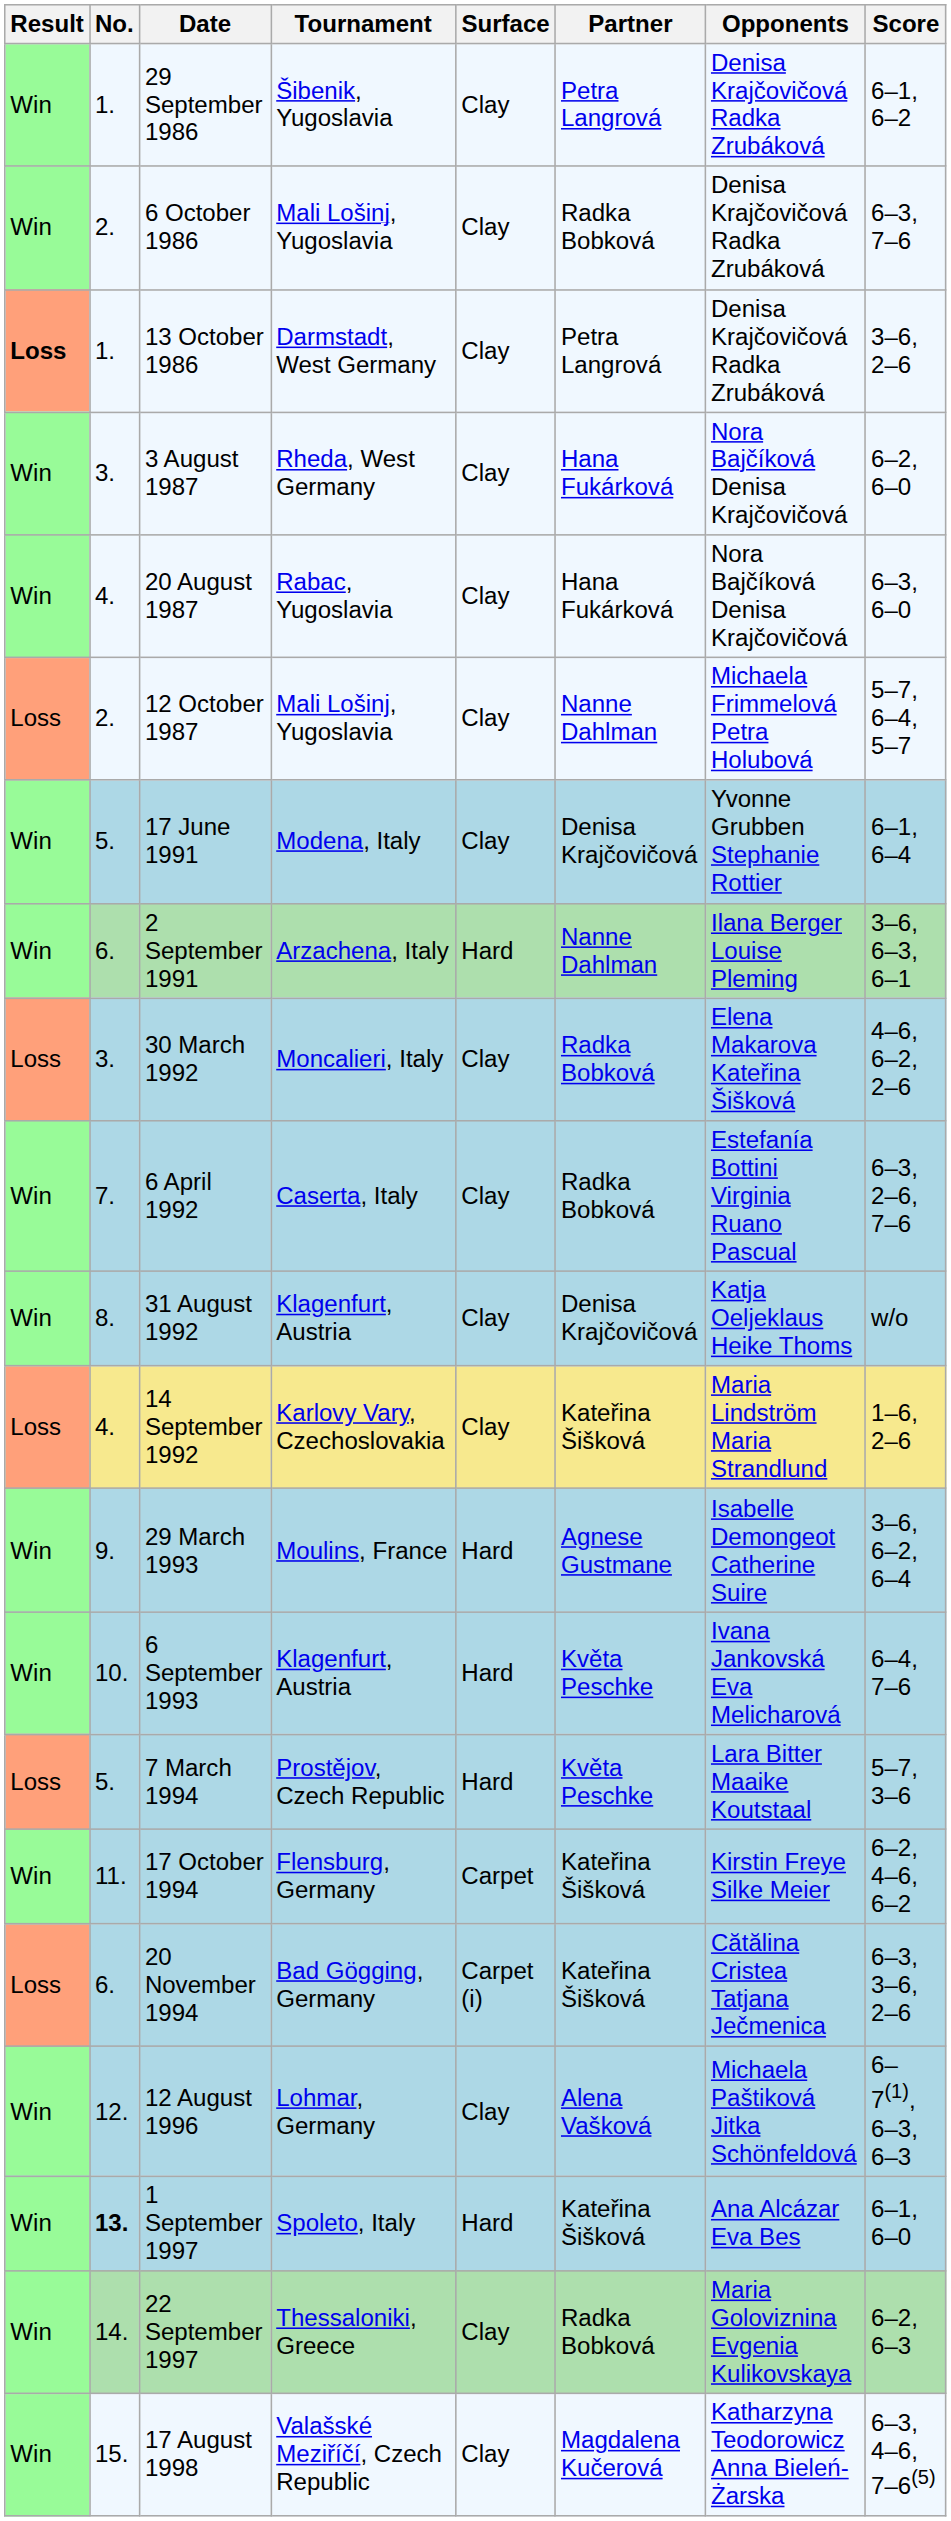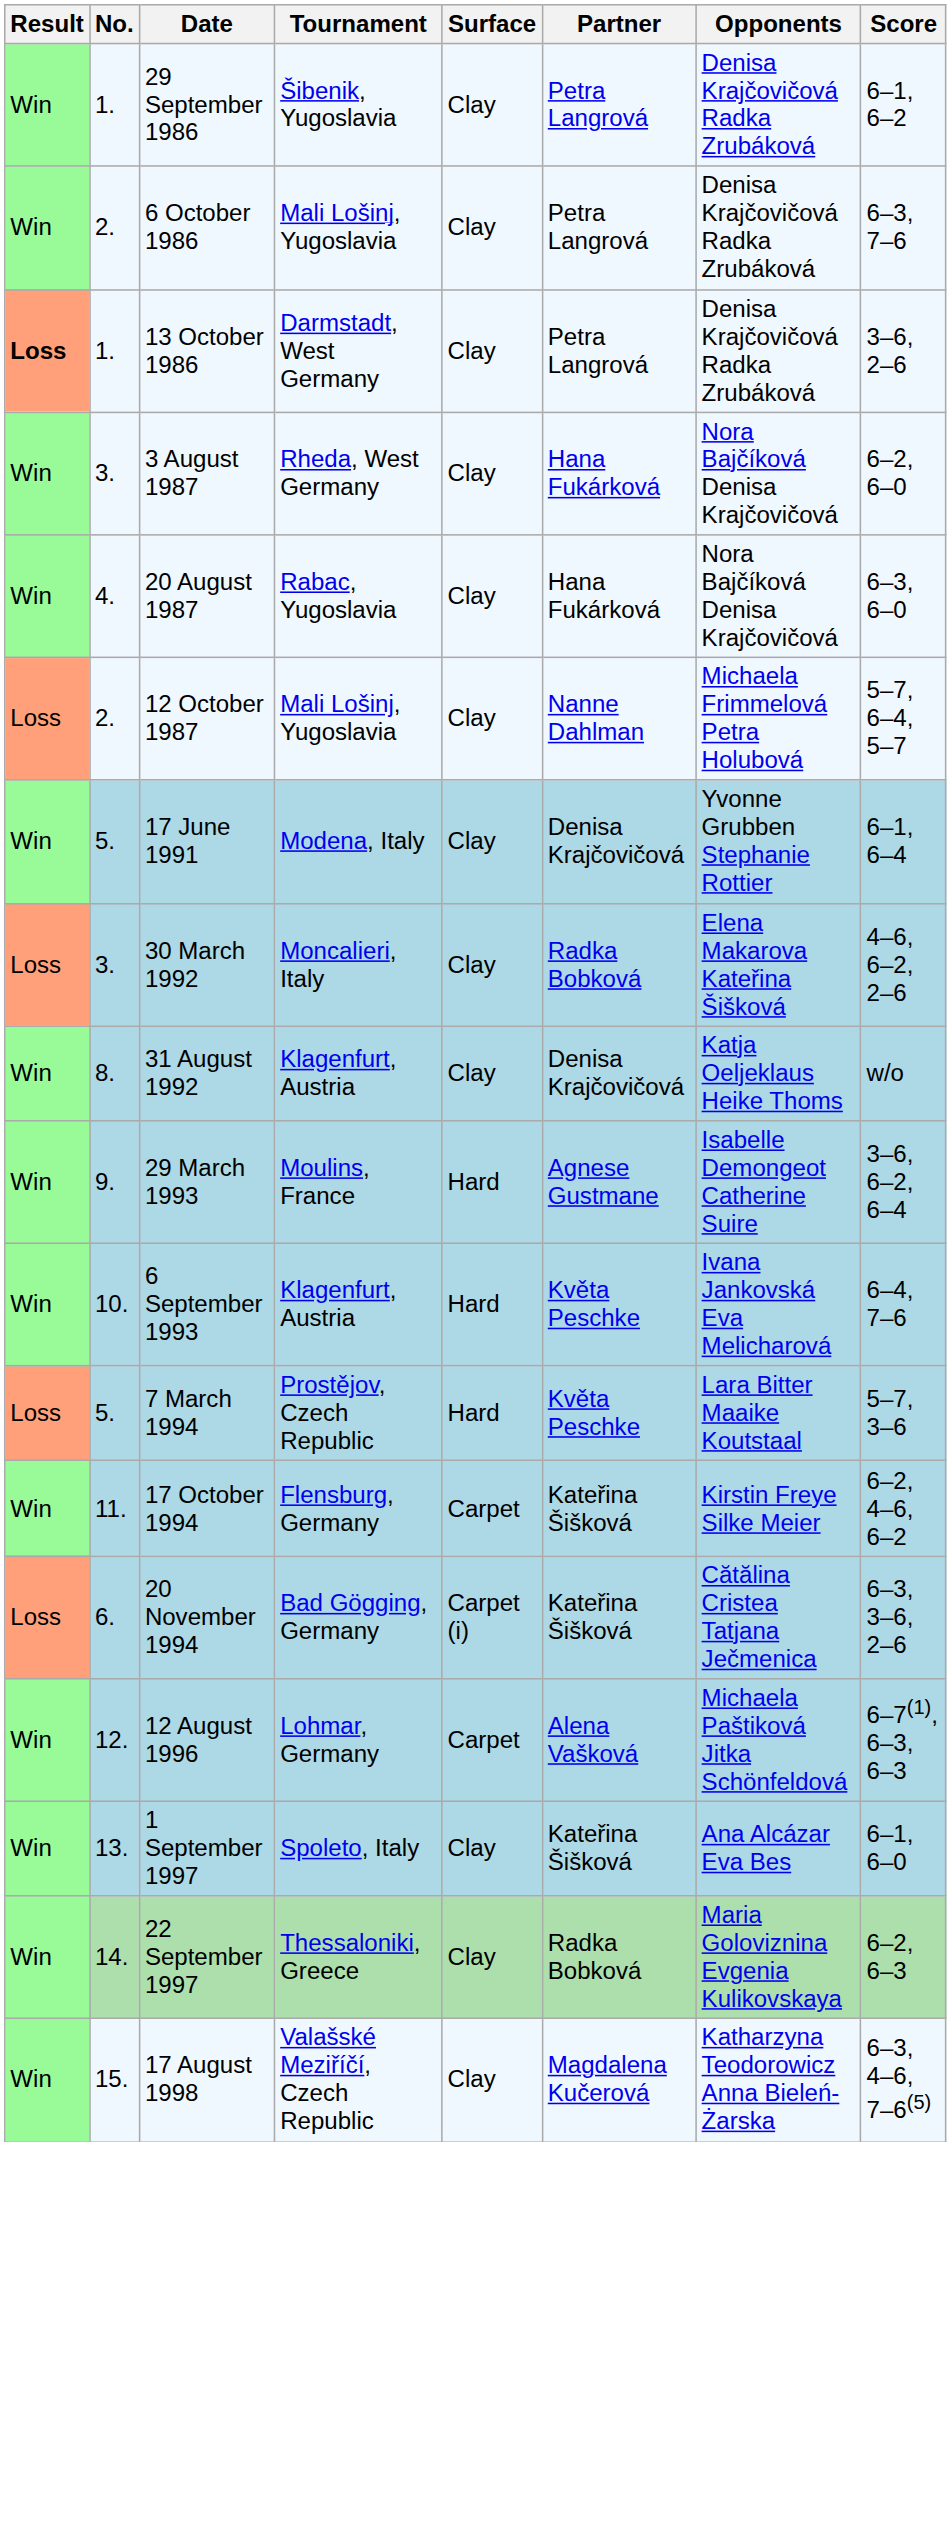(608, 227) Radka Bobková -> (598, 227) Petra Langrová
- row: (204, 949)
- row: (178, 1195)
- row: (204, 1426)
(485, 2110) Clay -> (484, 1739) Carpet
(112, 2222) bold -> (112, 1847) normal
(487, 2222) Hard -> (472, 1847) Clay
